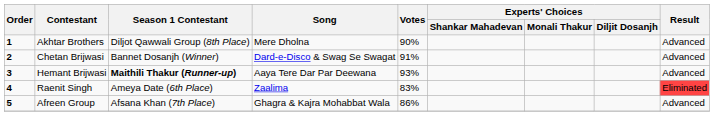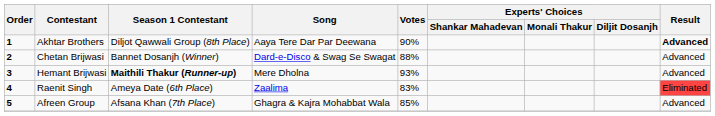(281, 42) Mere Dholna -> (315, 42) Aaya Tere Dar Par Deewana
(684, 42) normal -> (685, 42) bold
(409, 57) 91% -> (409, 57) 88%
(315, 73) Aaya Tere Dar Par Deewana -> (281, 73) Mere Dholna
(409, 103) 86% -> (409, 103) 85%
